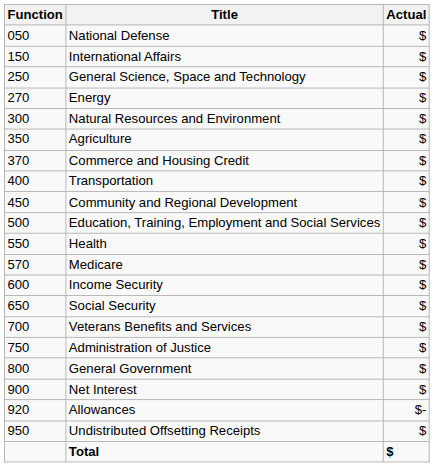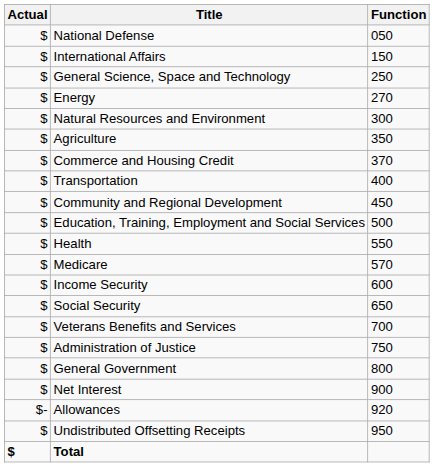columns swapped: (35, 14) <-> (406, 14)
